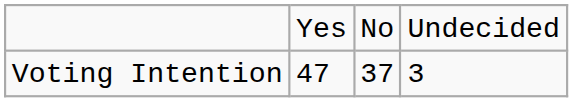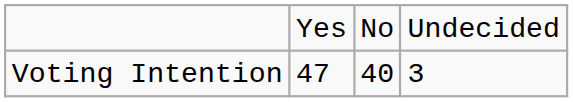(377, 74) 37 -> (377, 74) 40
